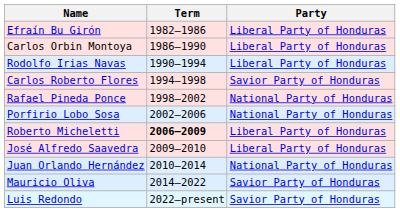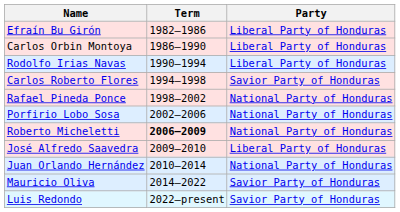(308, 132) Liberal Party of Honduras -> (311, 132) National Party of Honduras
